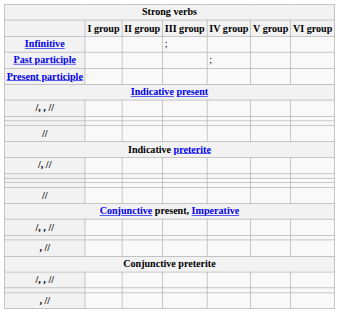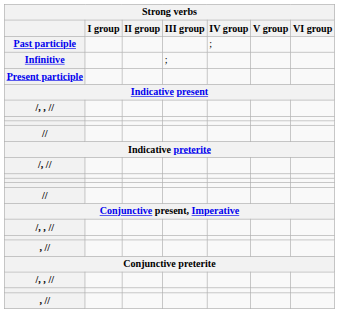rows swapped: (45, 44) <-> (45, 60)
